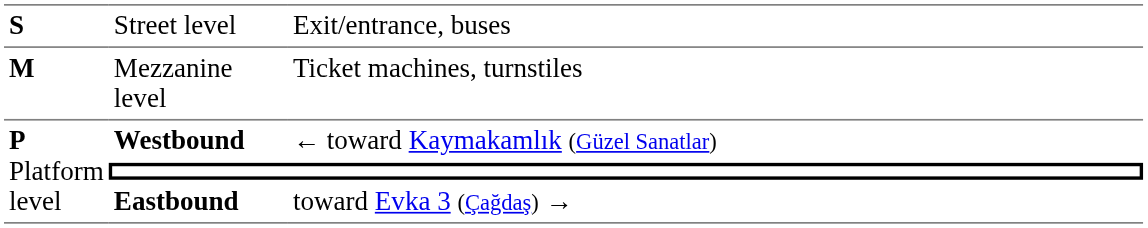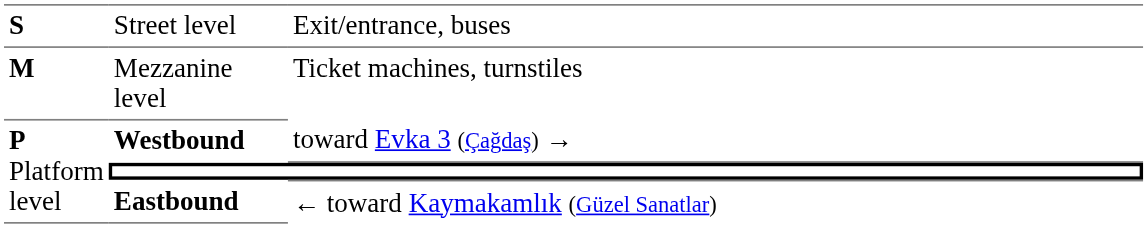(505, 141) ← toward Kaymakamlık (Güzel Sanatlar) -> (433, 139) toward Evka 3 (Çağdaş) →
(433, 200) toward Evka 3 (Çağdaş) → -> (505, 202) ← toward Kaymakamlık (Güzel Sanatlar)
